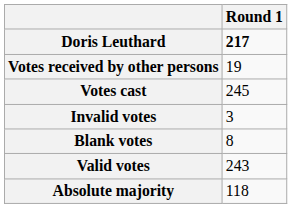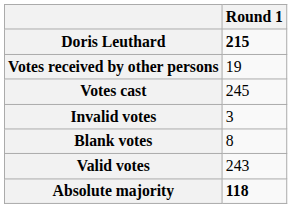(238, 41) 217 -> (238, 41) 215
(237, 191) normal -> (237, 191) bold
